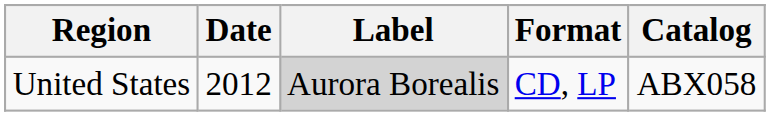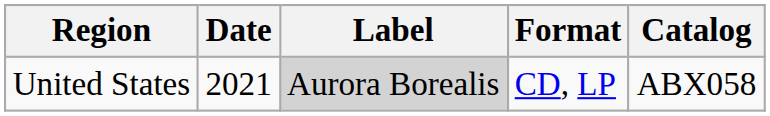(239, 83) 2012 -> (239, 83) 2021
